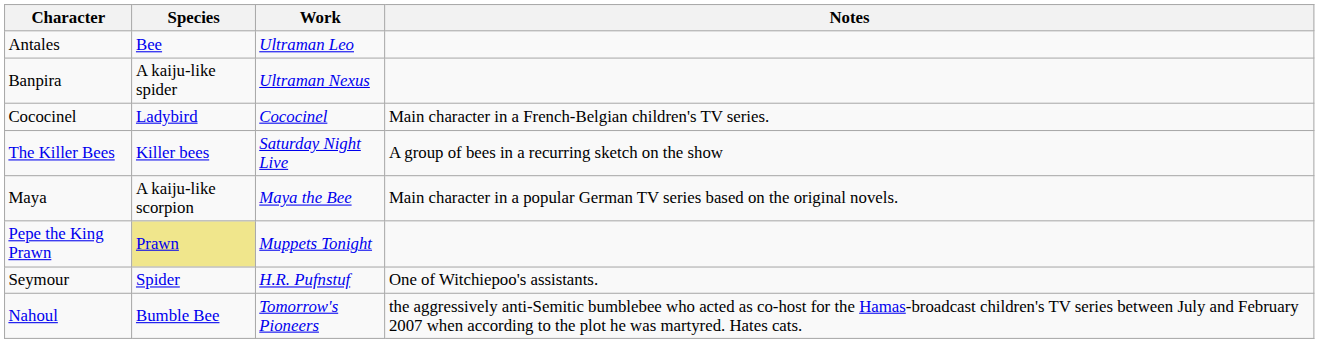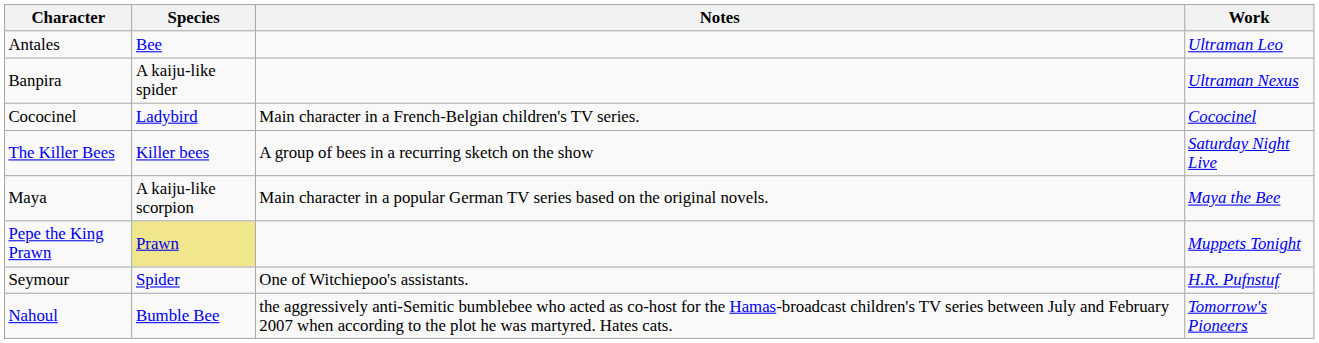columns swapped: (320, 17) <-> (849, 17)
